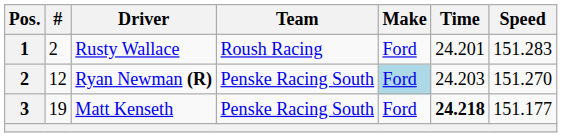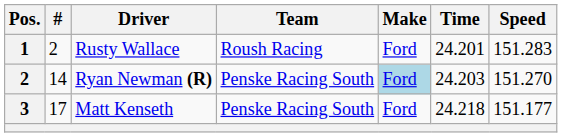(58, 79) 12 -> (58, 79) 14
(58, 109) 19 -> (58, 109) 17
(460, 109) bold -> (460, 109) normal
